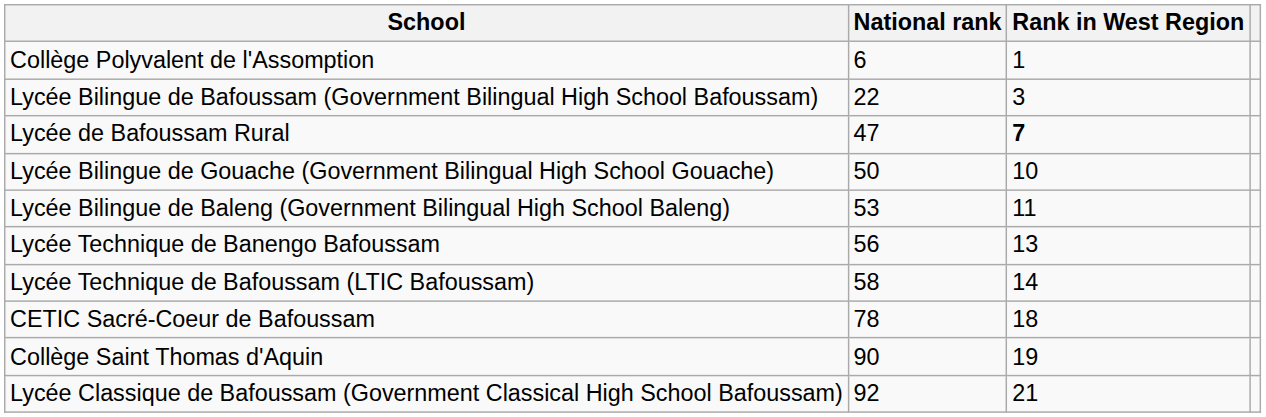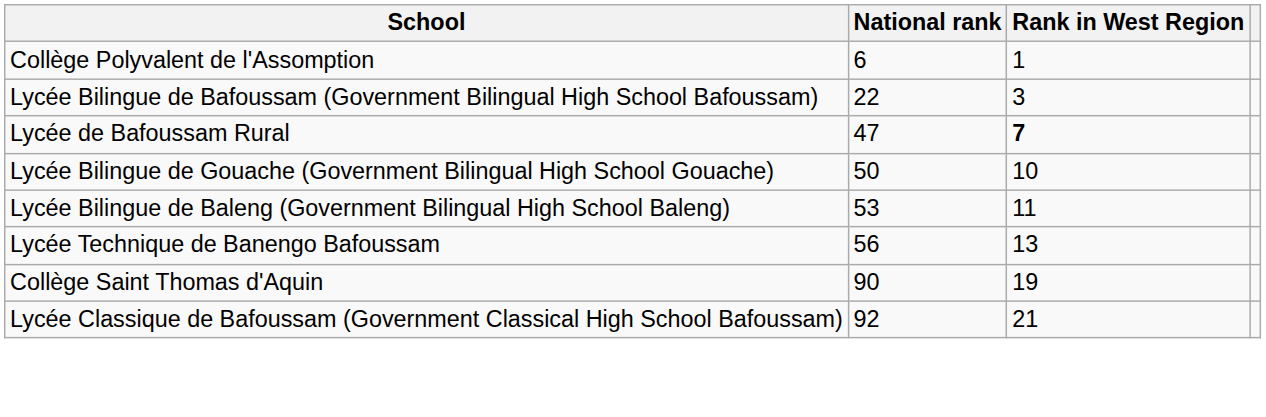- row: (272, 282)
- row: (193, 319)
